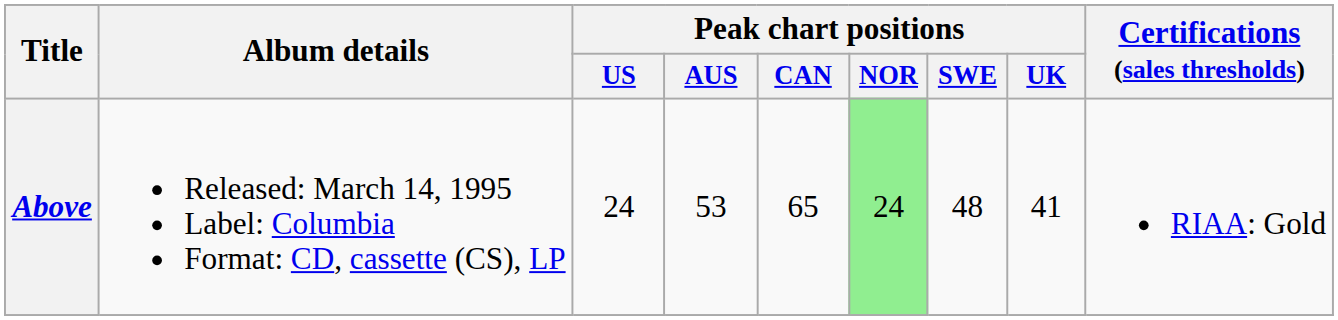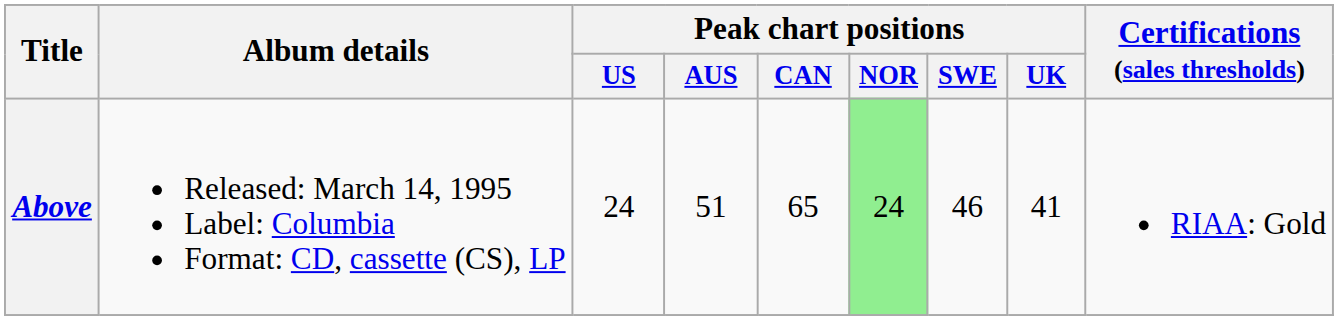(711, 206) 53 -> (711, 206) 51
(967, 206) 48 -> (967, 206) 46
